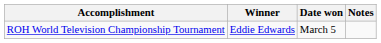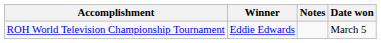columns swapped: (321, 13) <-> (361, 13)
